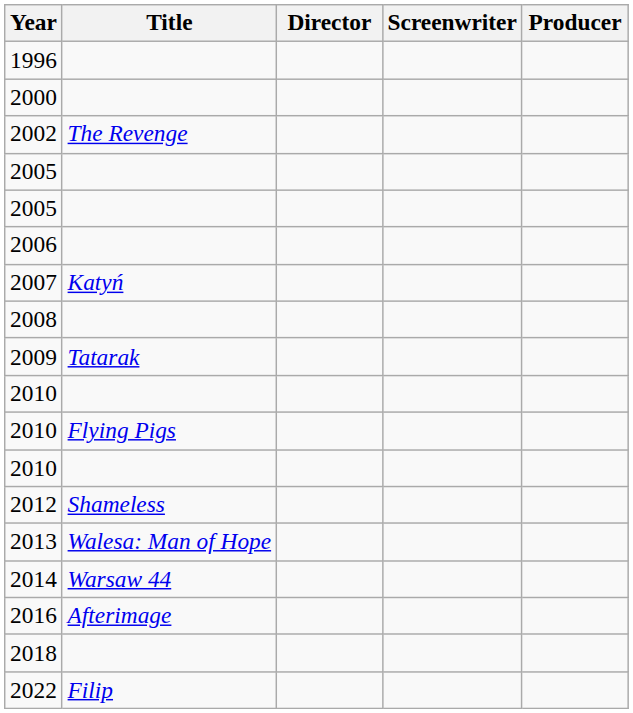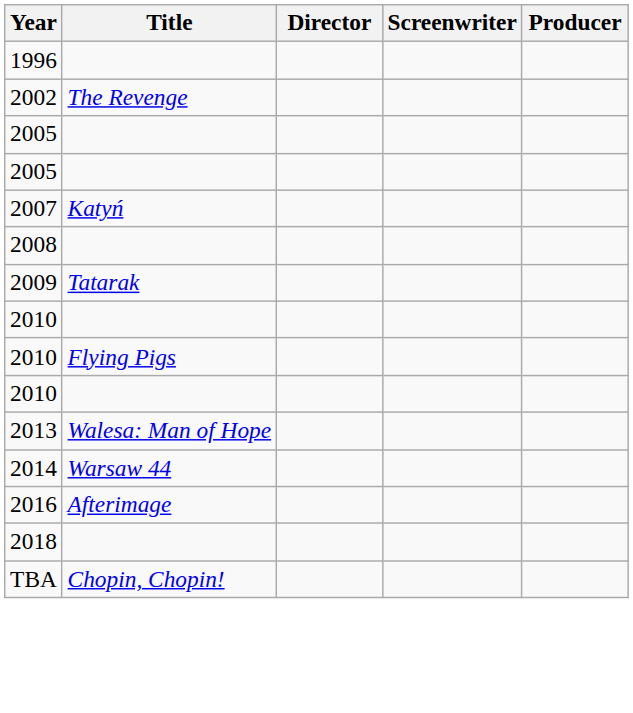- row: (33, 97)
- row: (33, 245)
- row: (33, 504)
- row: (33, 689)
+ row: (33, 578)
